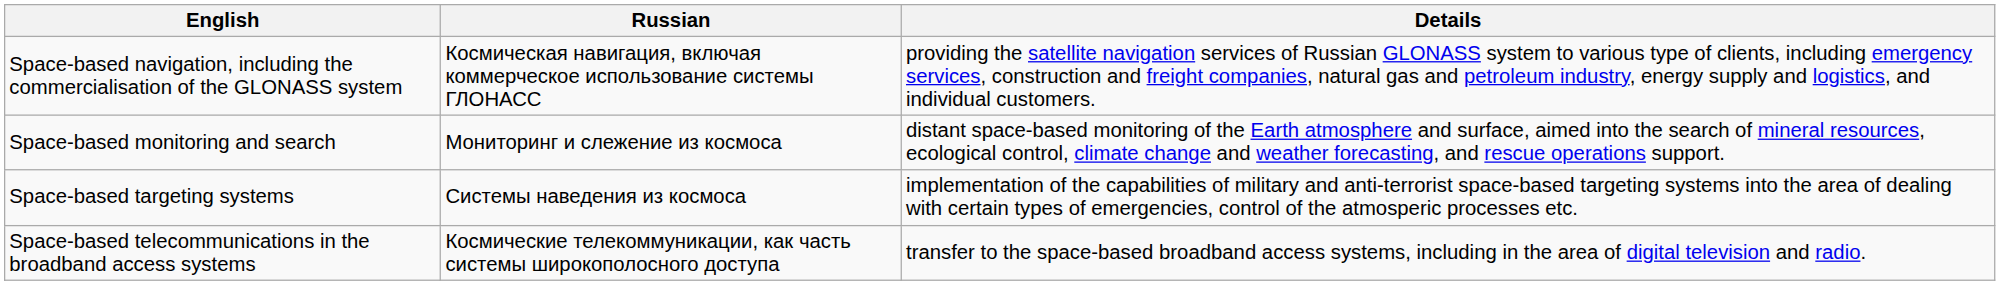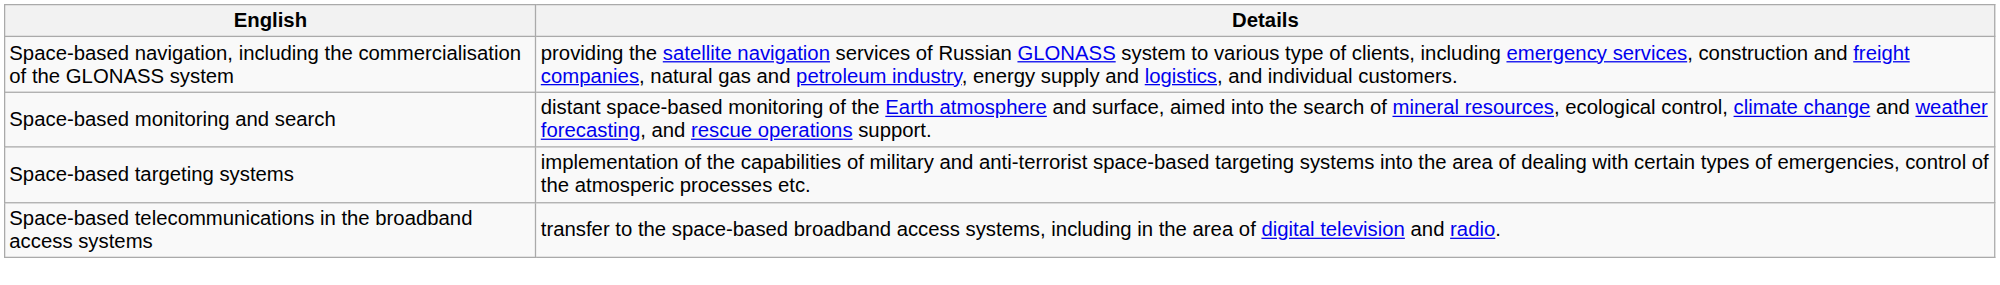- column: (671, 20)
